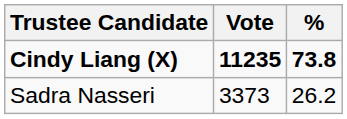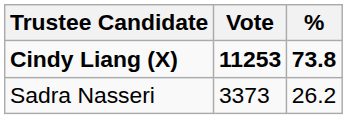(250, 58) 11235 -> (250, 58) 11253
